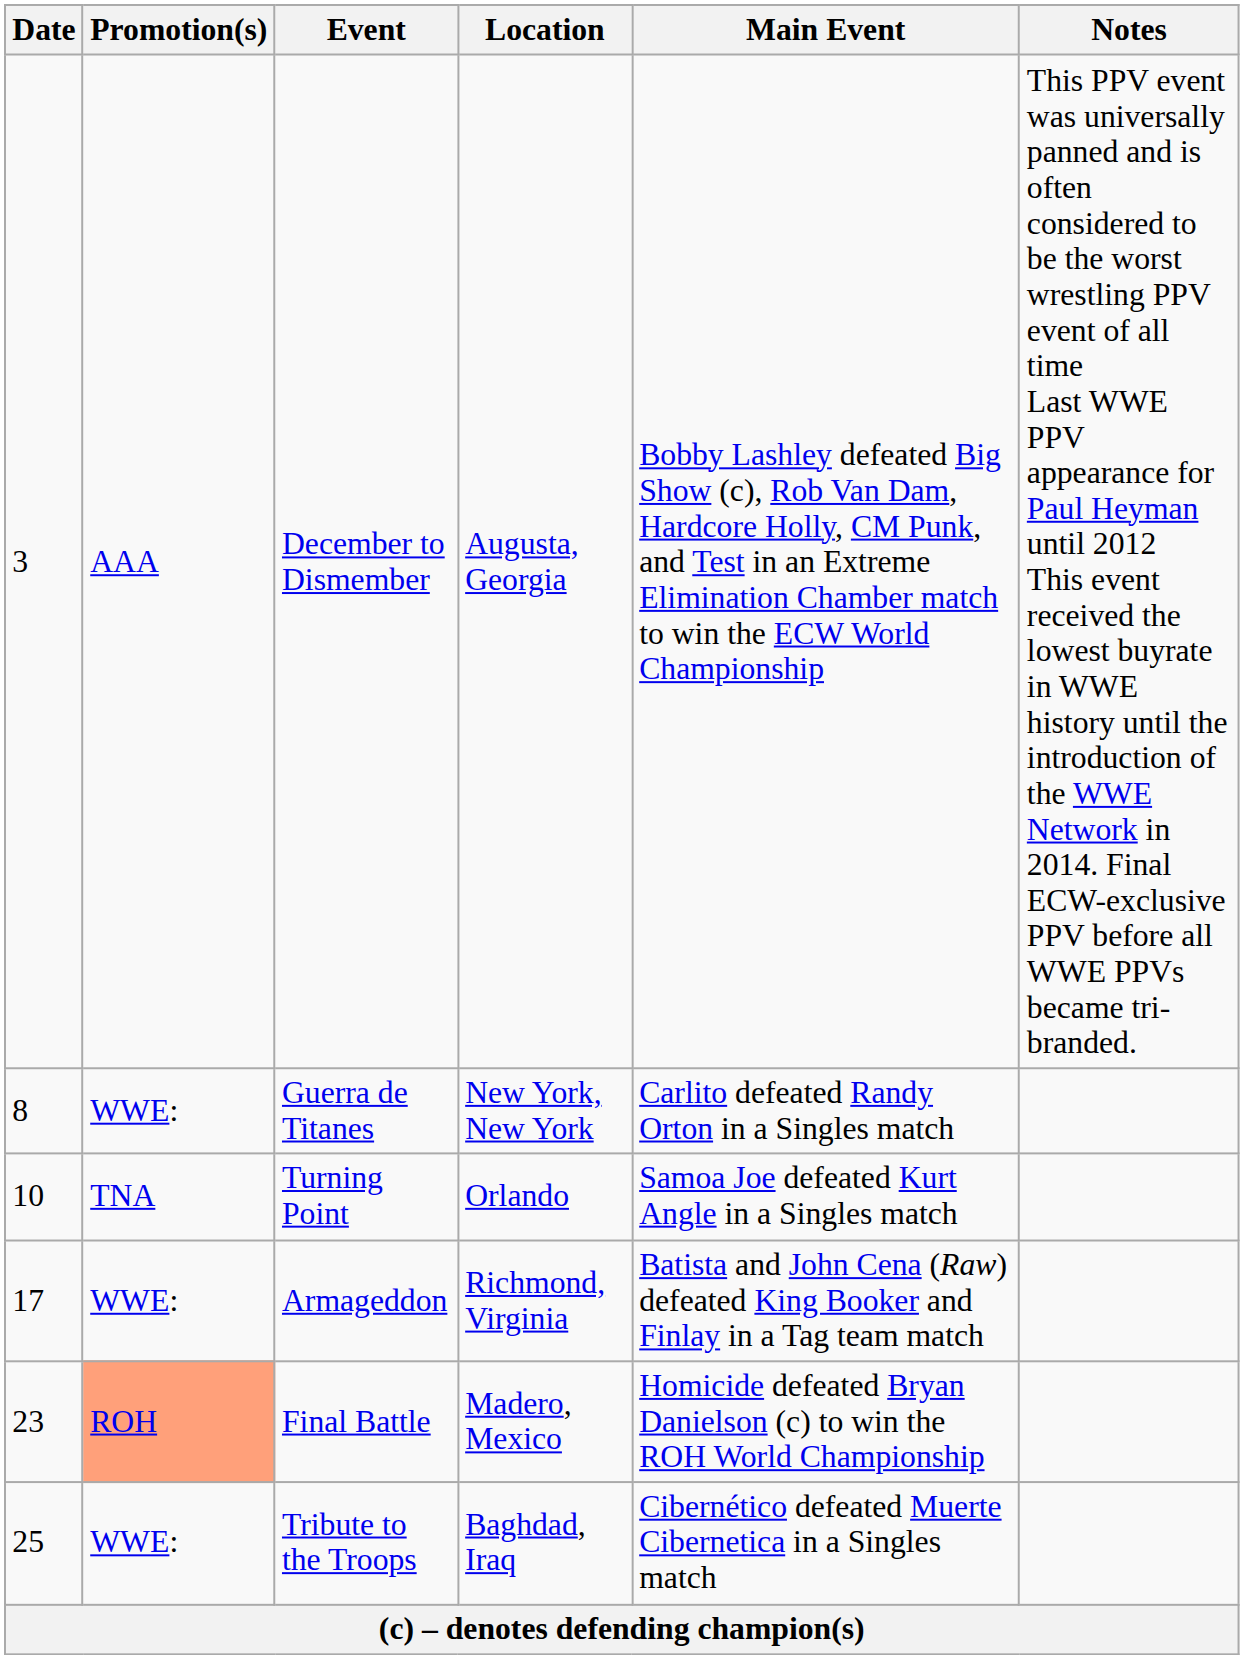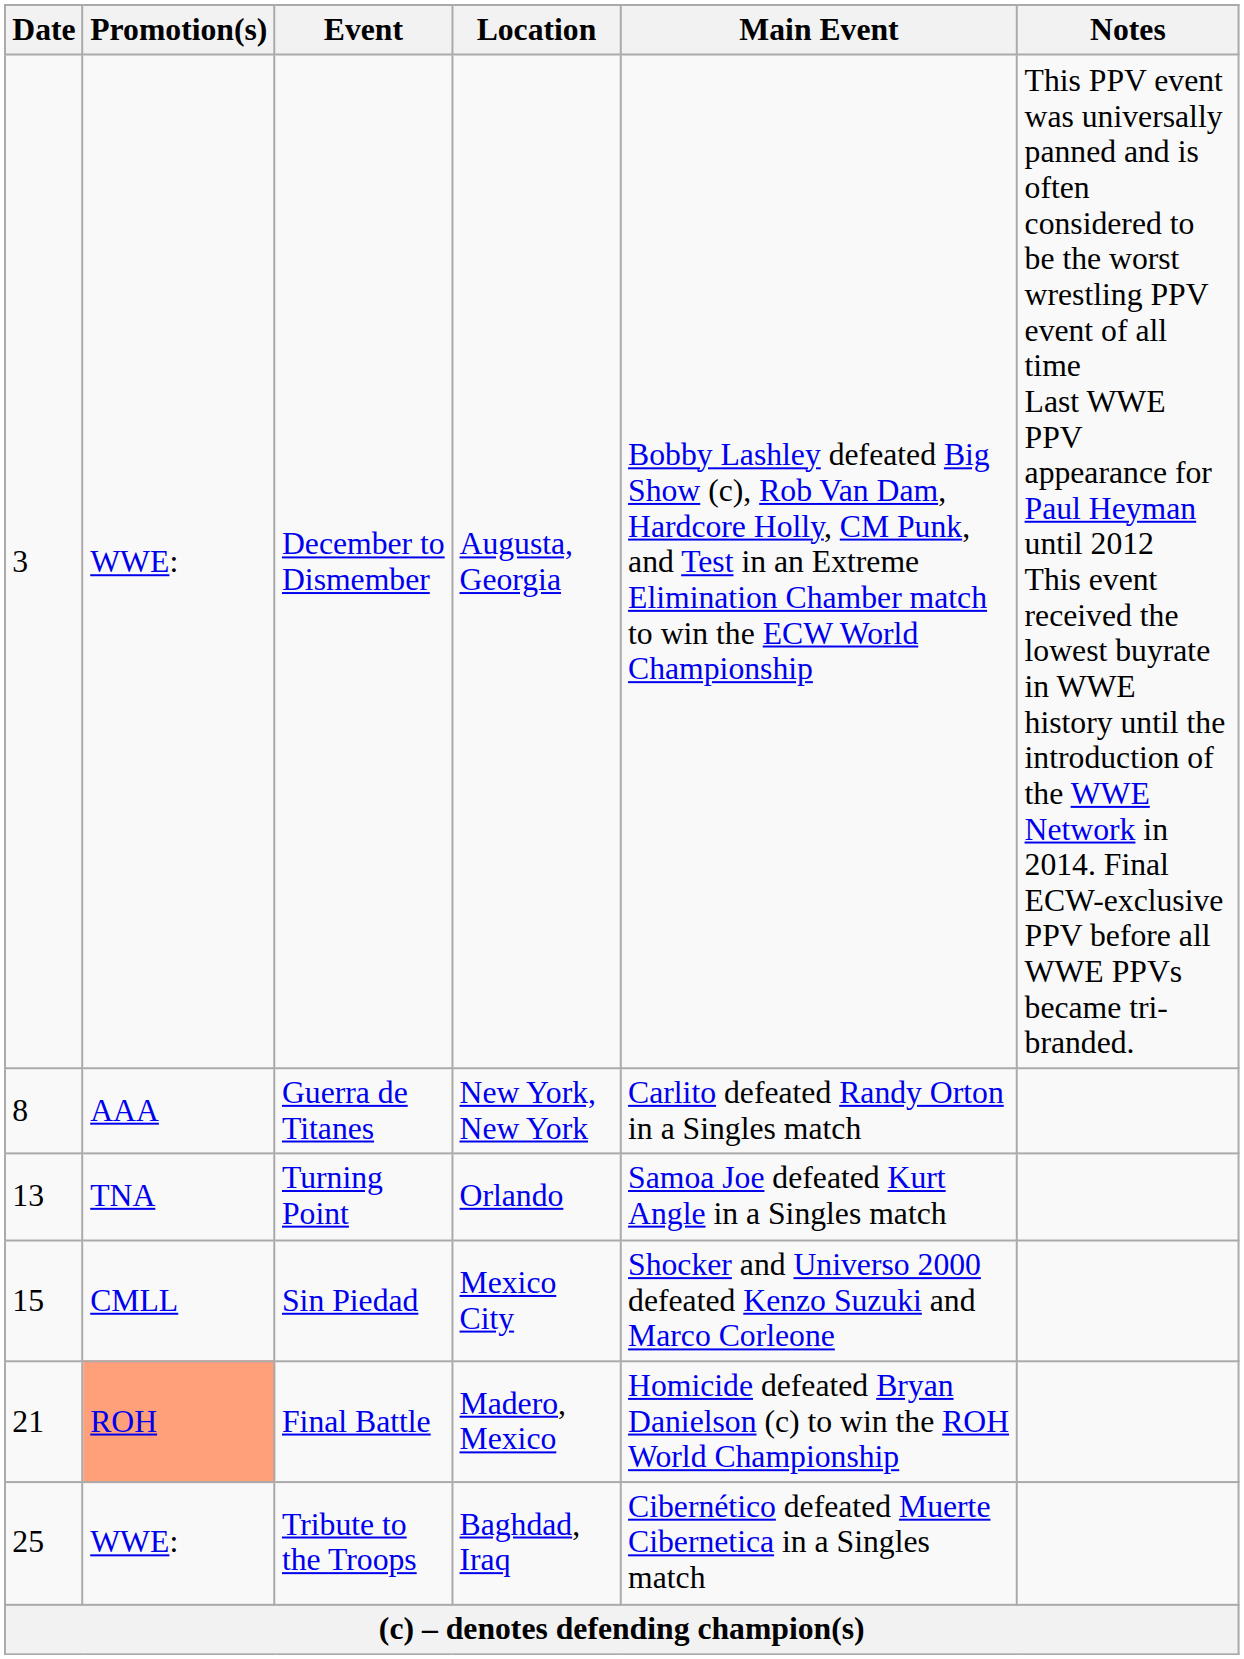(125, 561) AAA -> (134, 561) WWE:
(134, 1110) WWE: -> (125, 1110) AAA
(28, 1196) 10 -> (28, 1196) 13
+ row: (350, 1299)
- row: (365, 1299)
(28, 1421) 23 -> (28, 1421) 21
